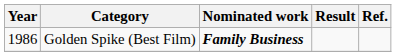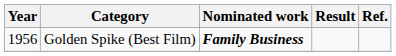(23, 39) 1986 -> (23, 39) 1956
